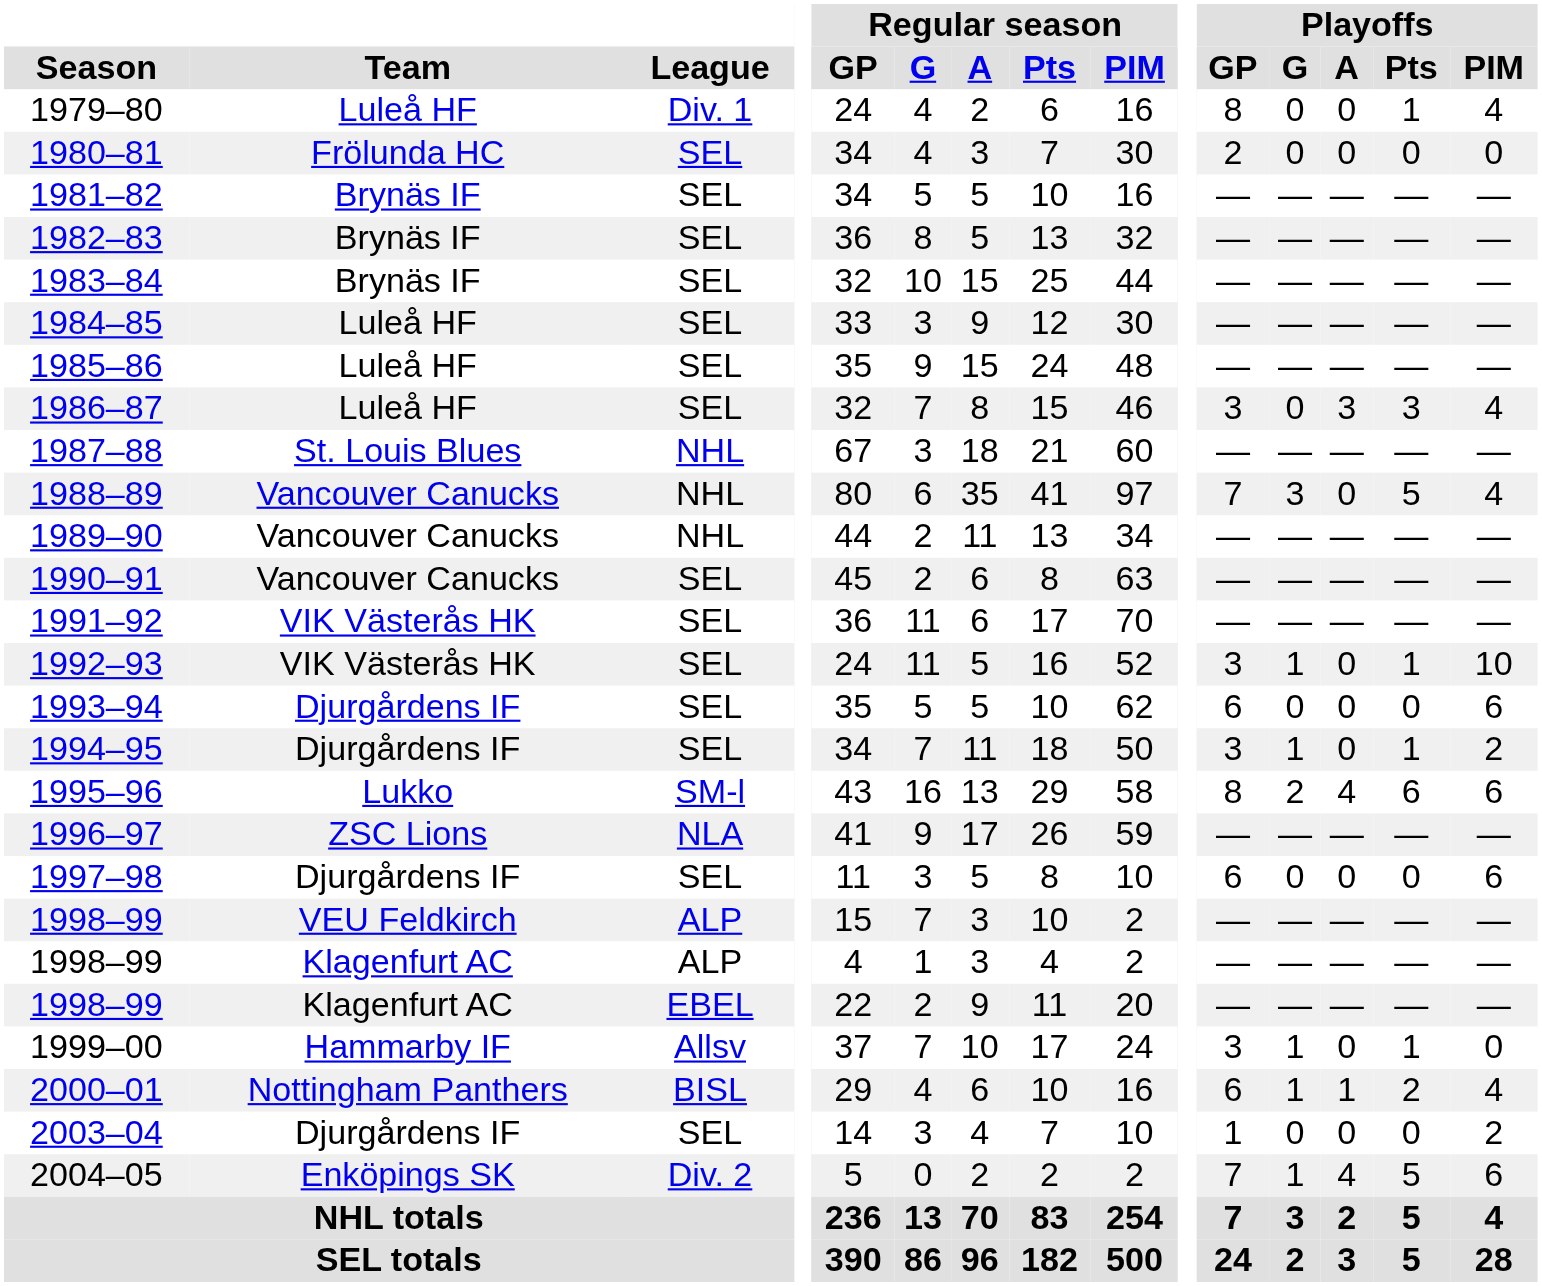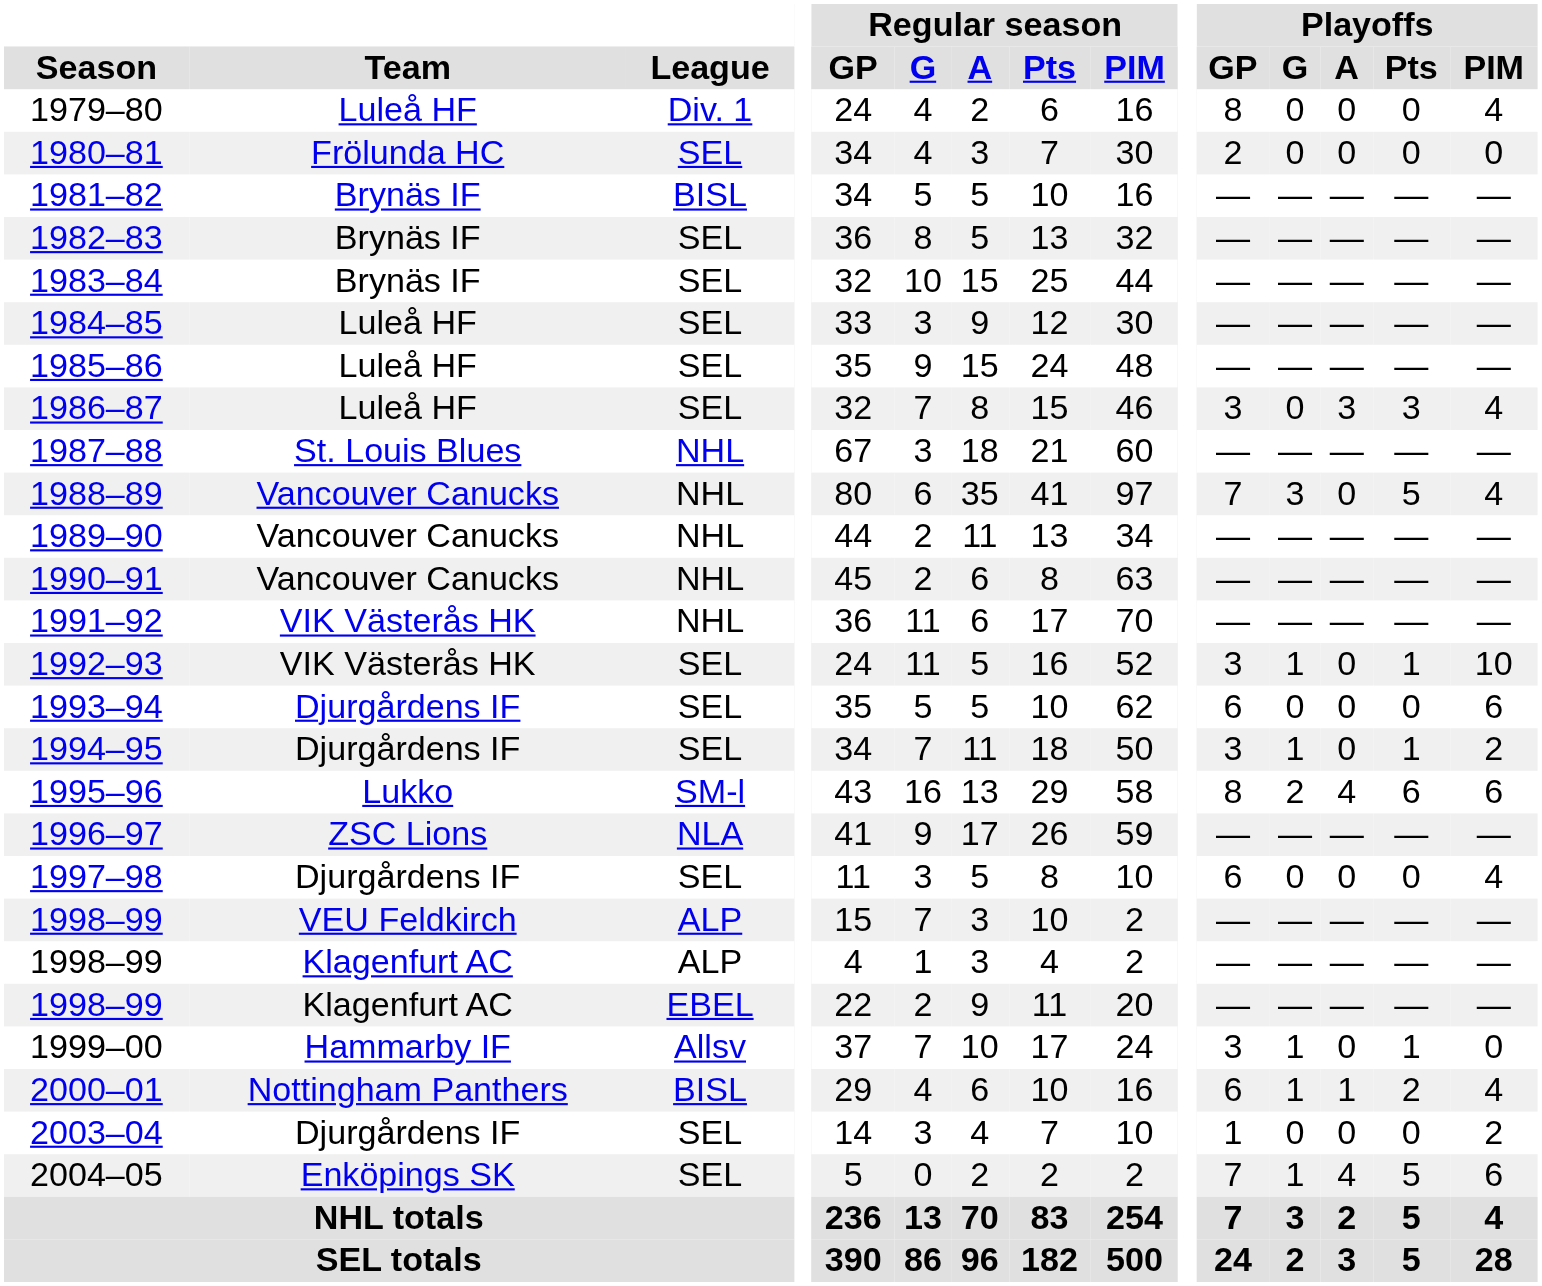(1411, 109) 1 -> (1411, 109) 0
(710, 195) SEL -> (710, 195) BISL
(710, 578) SEL -> (710, 578) NHL
(710, 621) SEL -> (710, 621) NHL
(1494, 876) 6 -> (1494, 876) 4
(710, 1174) Div. 2 -> (710, 1174) SEL
